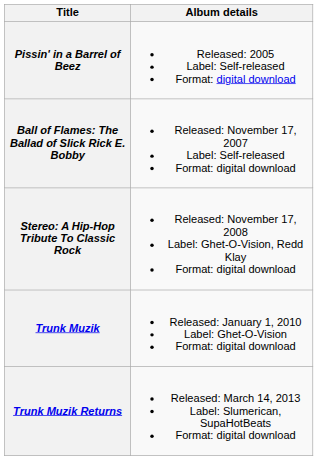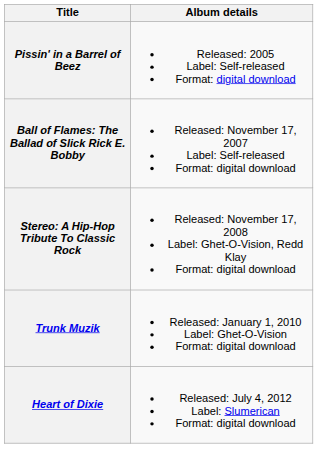+ row: (68, 405)
- row: (68, 411)
